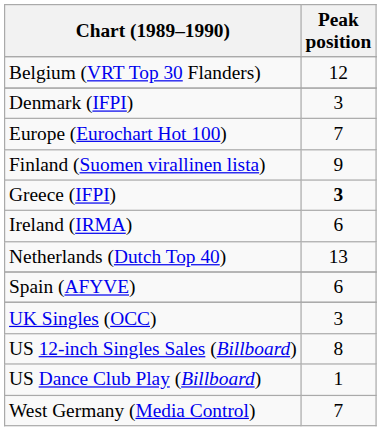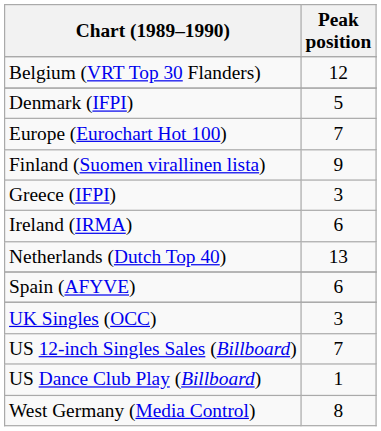(338, 103) 3 -> (338, 103) 5
(338, 195) bold -> (338, 195) normal
(338, 348) 8 -> (338, 348) 7
(338, 410) 7 -> (338, 410) 8
